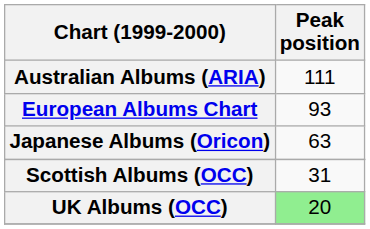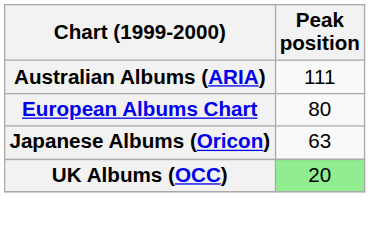(320, 109) 93 -> (320, 109) 80
- row: (140, 175)
